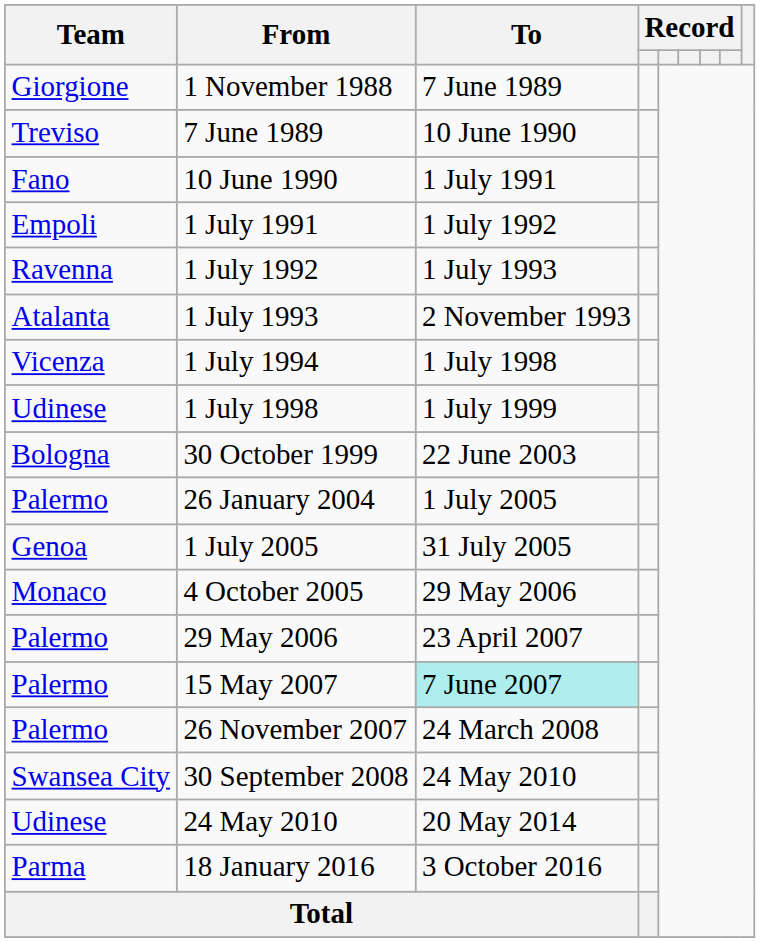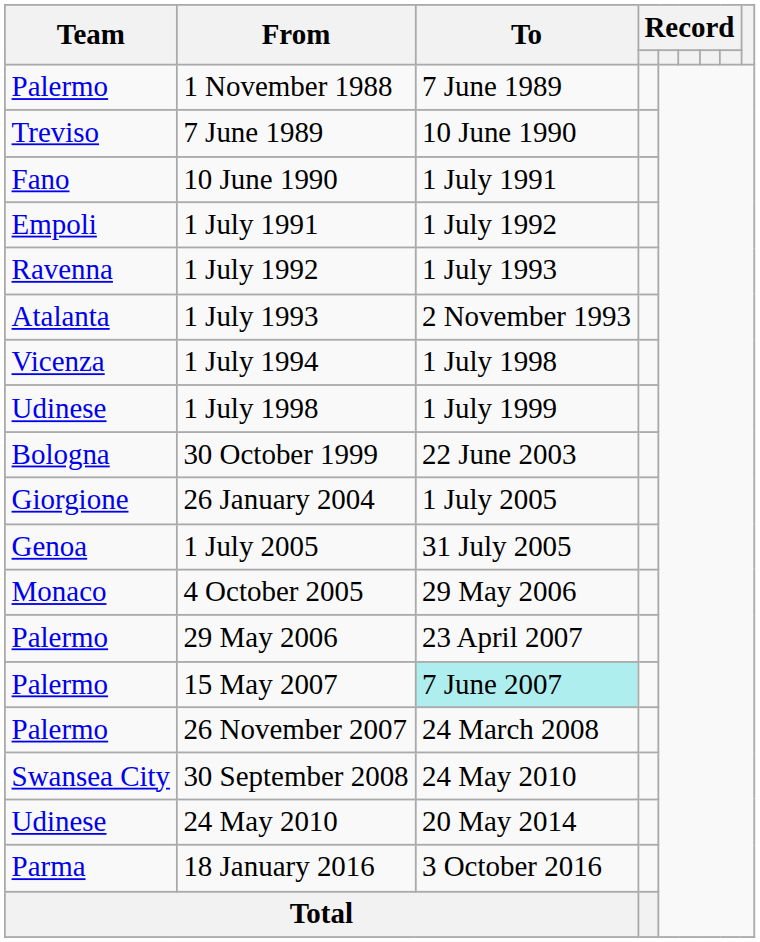(70, 86) Giorgione -> (60, 86) Palermo
(60, 500) Palermo -> (70, 500) Giorgione
